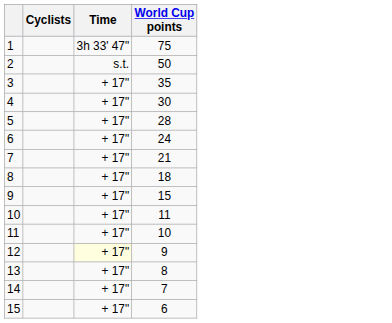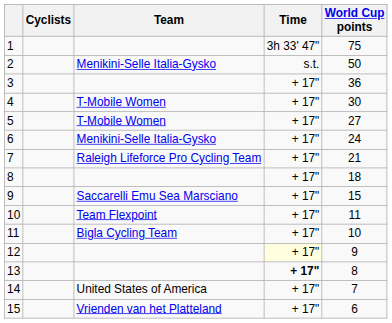+ column: (169, 20)
(164, 83) 35 -> (355, 83) 36
(164, 121) 28 -> (355, 121) 27
(115, 271) normal -> (305, 271) bold
